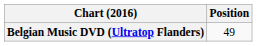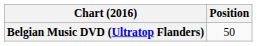(229, 31) 49 -> (229, 31) 50
